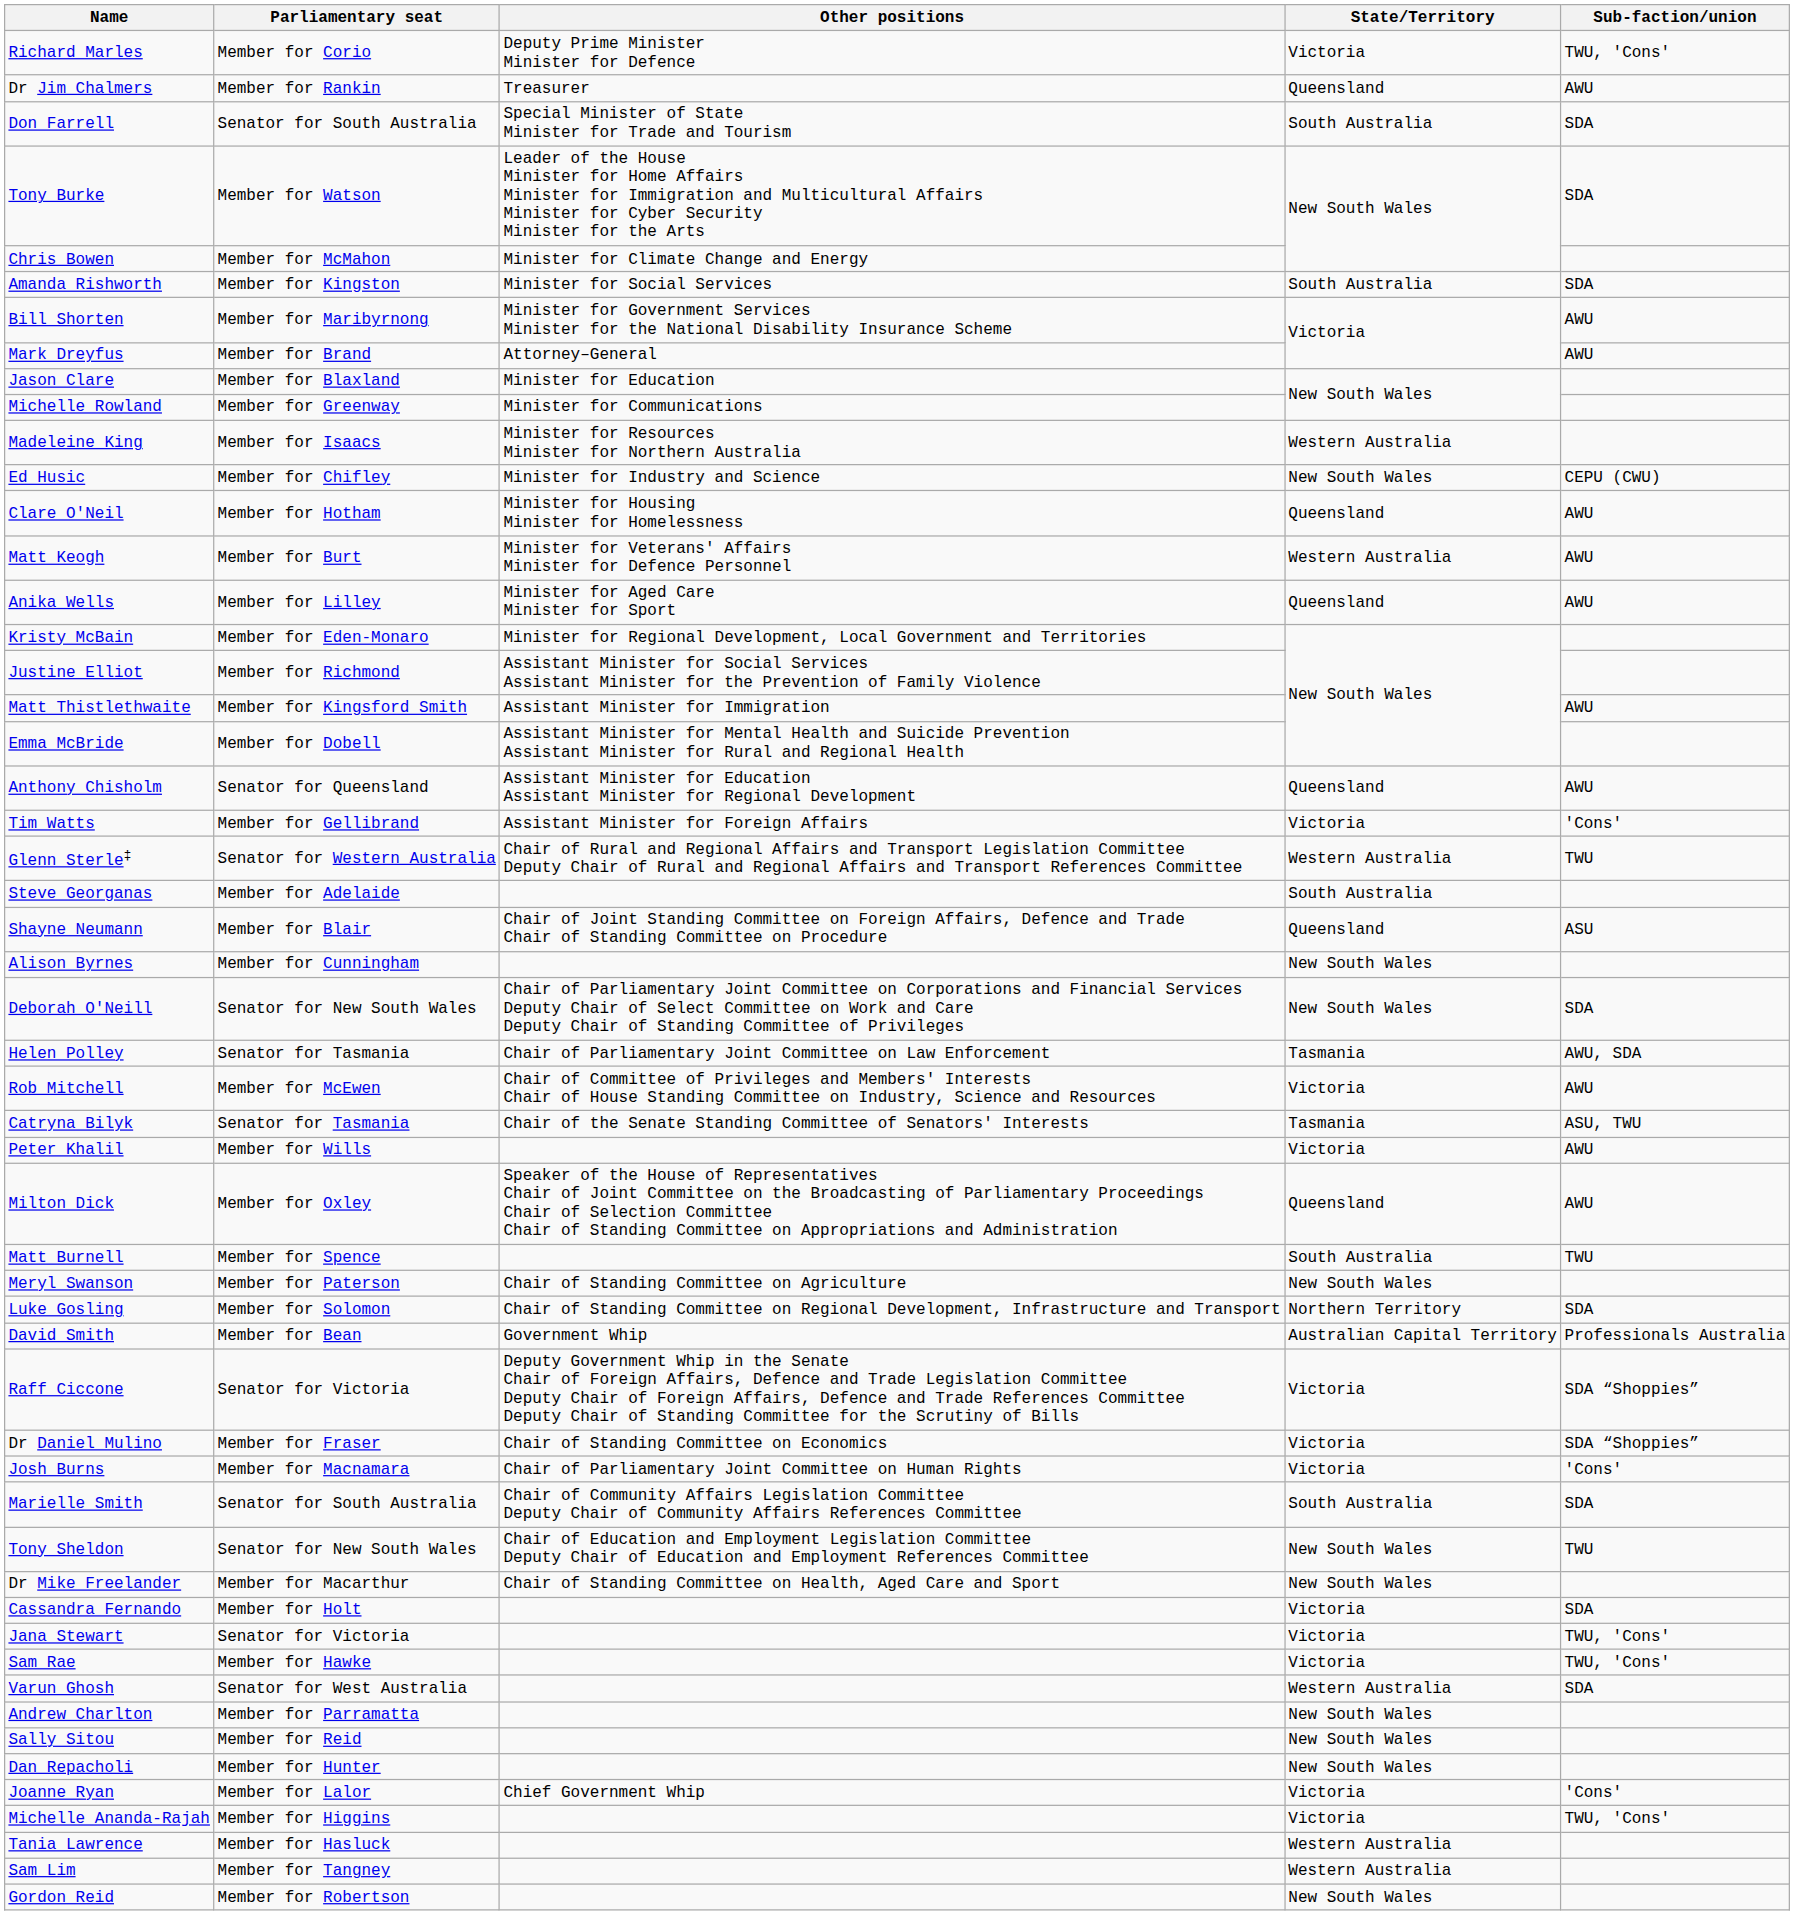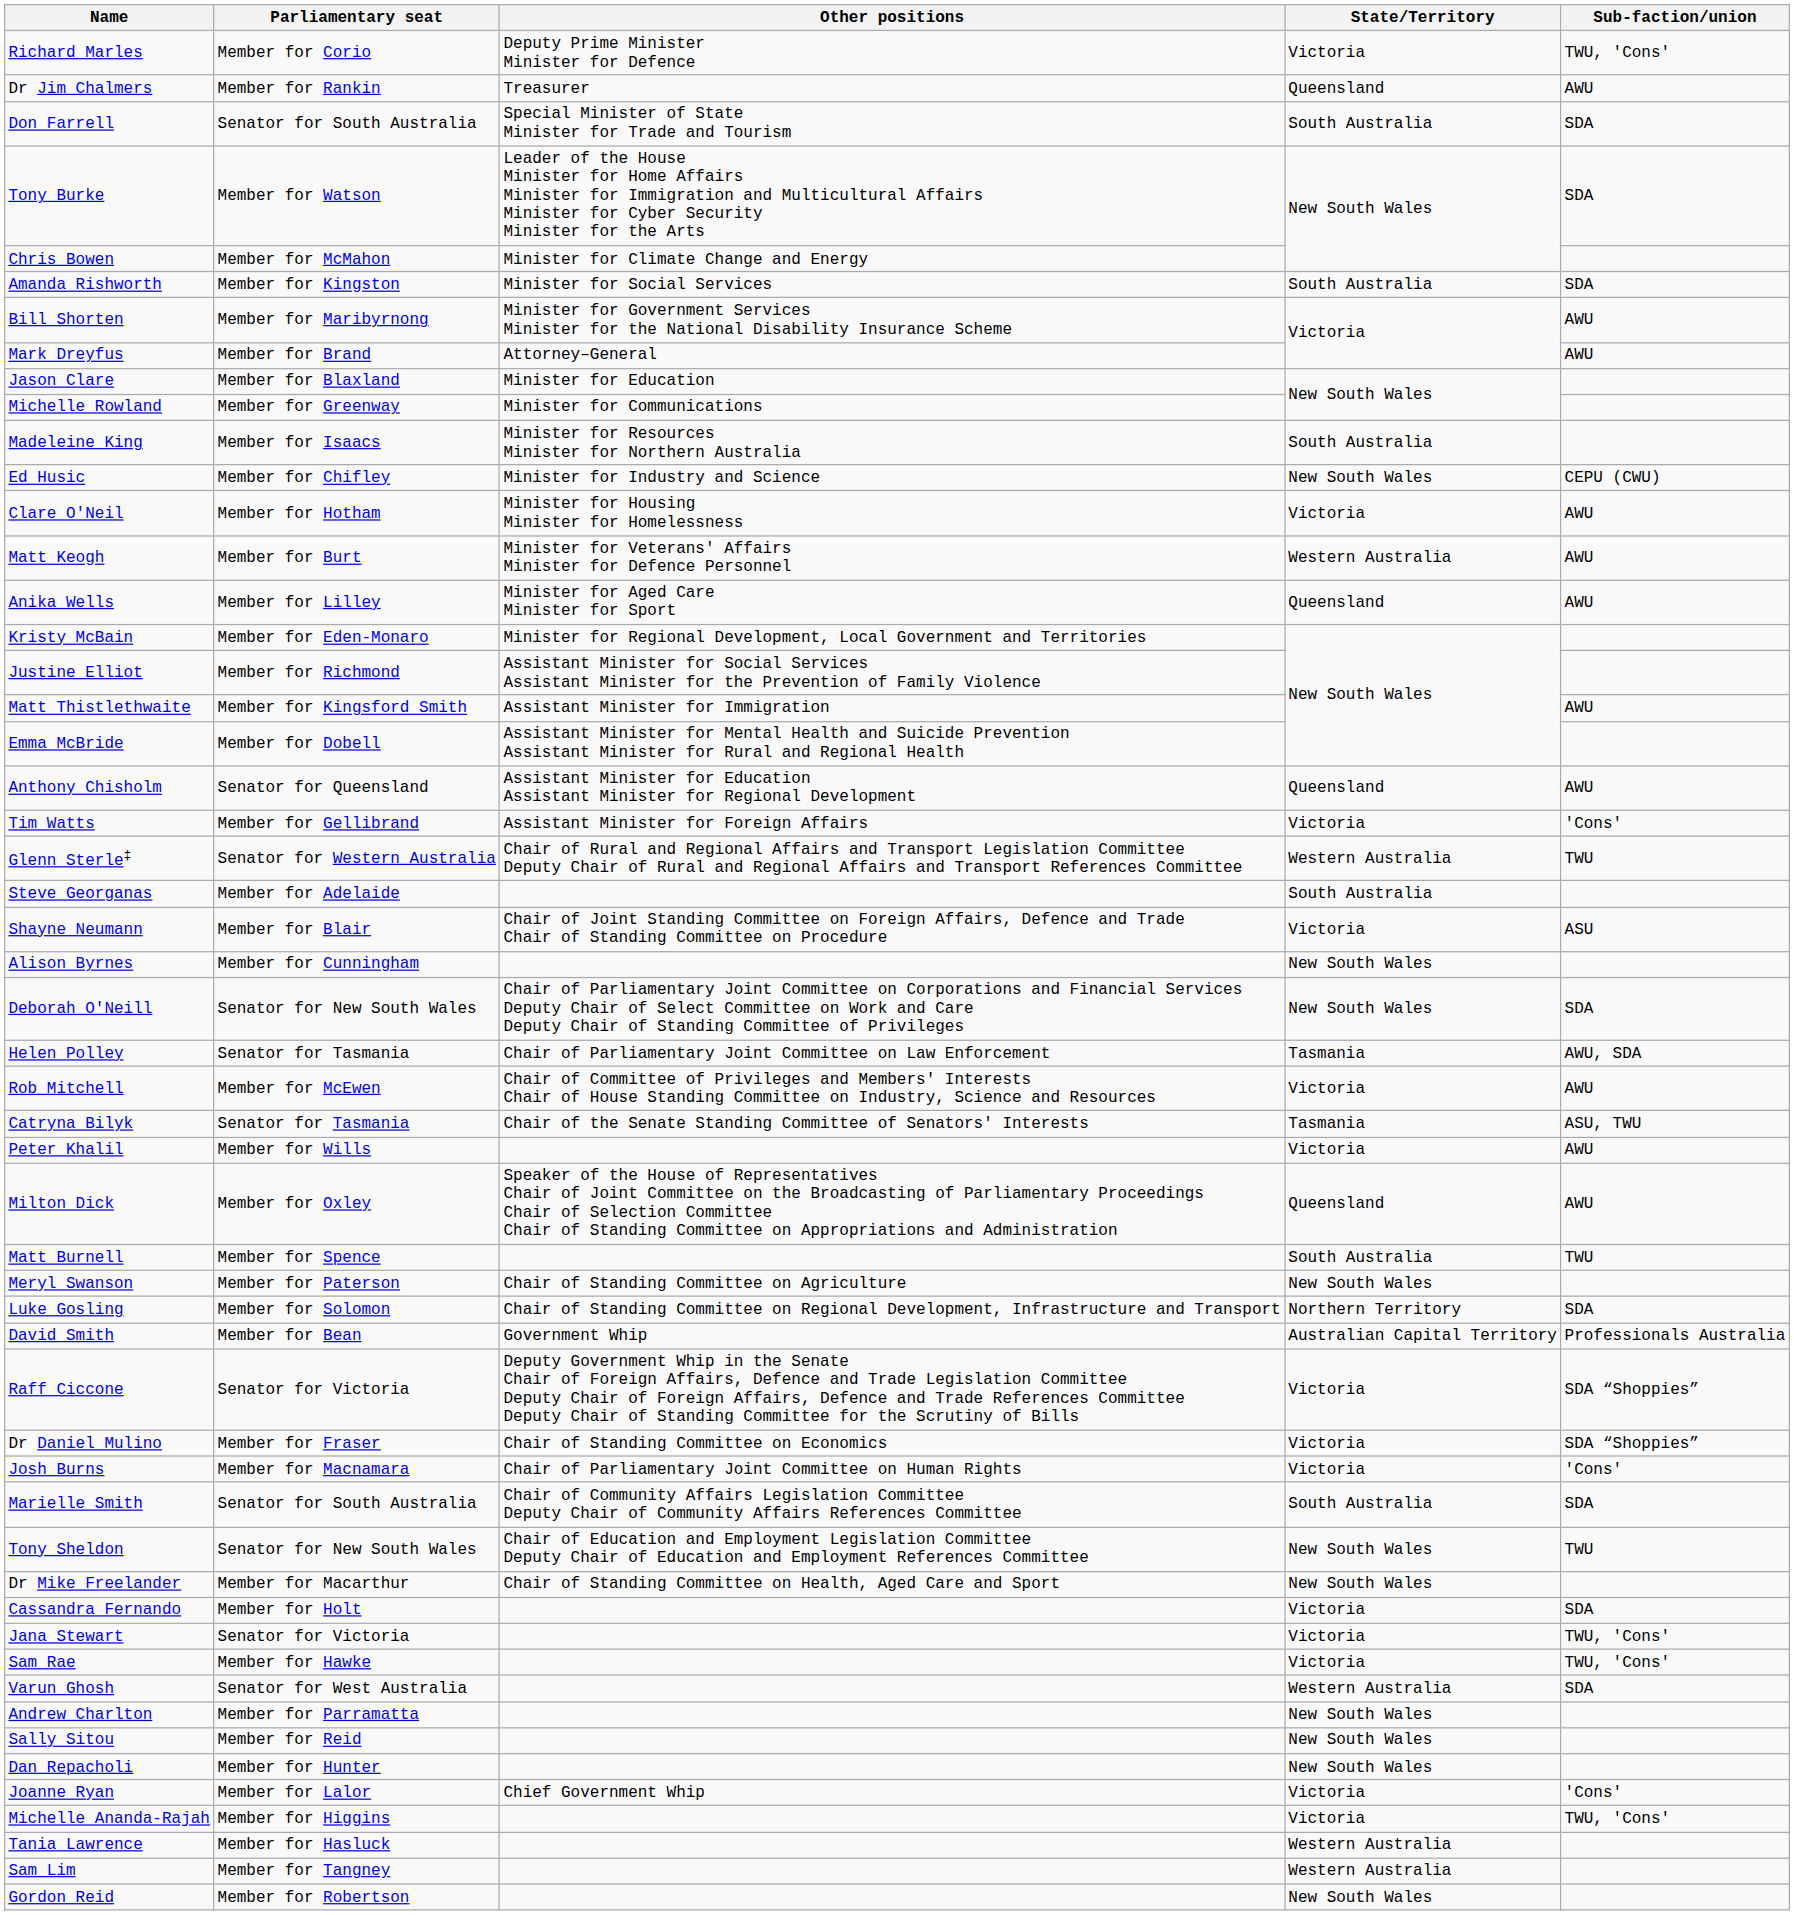(1370, 443) Western Australia -> (1360, 443) South Australia
(1336, 513) Queensland -> (1327, 513) Victoria
(1336, 929) Queensland -> (1327, 929) Victoria
